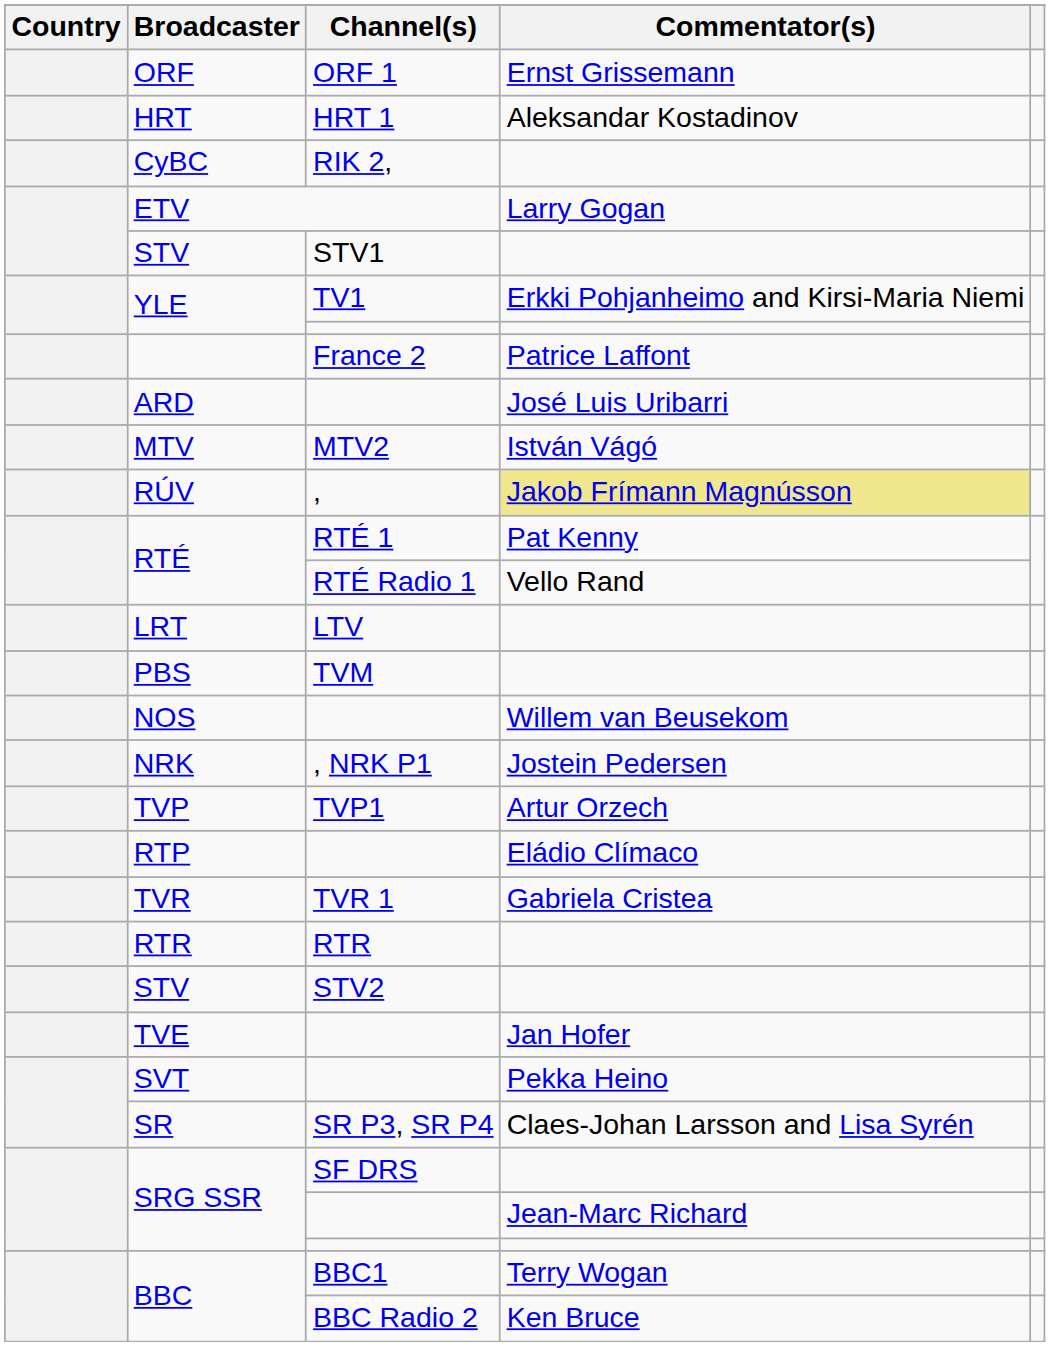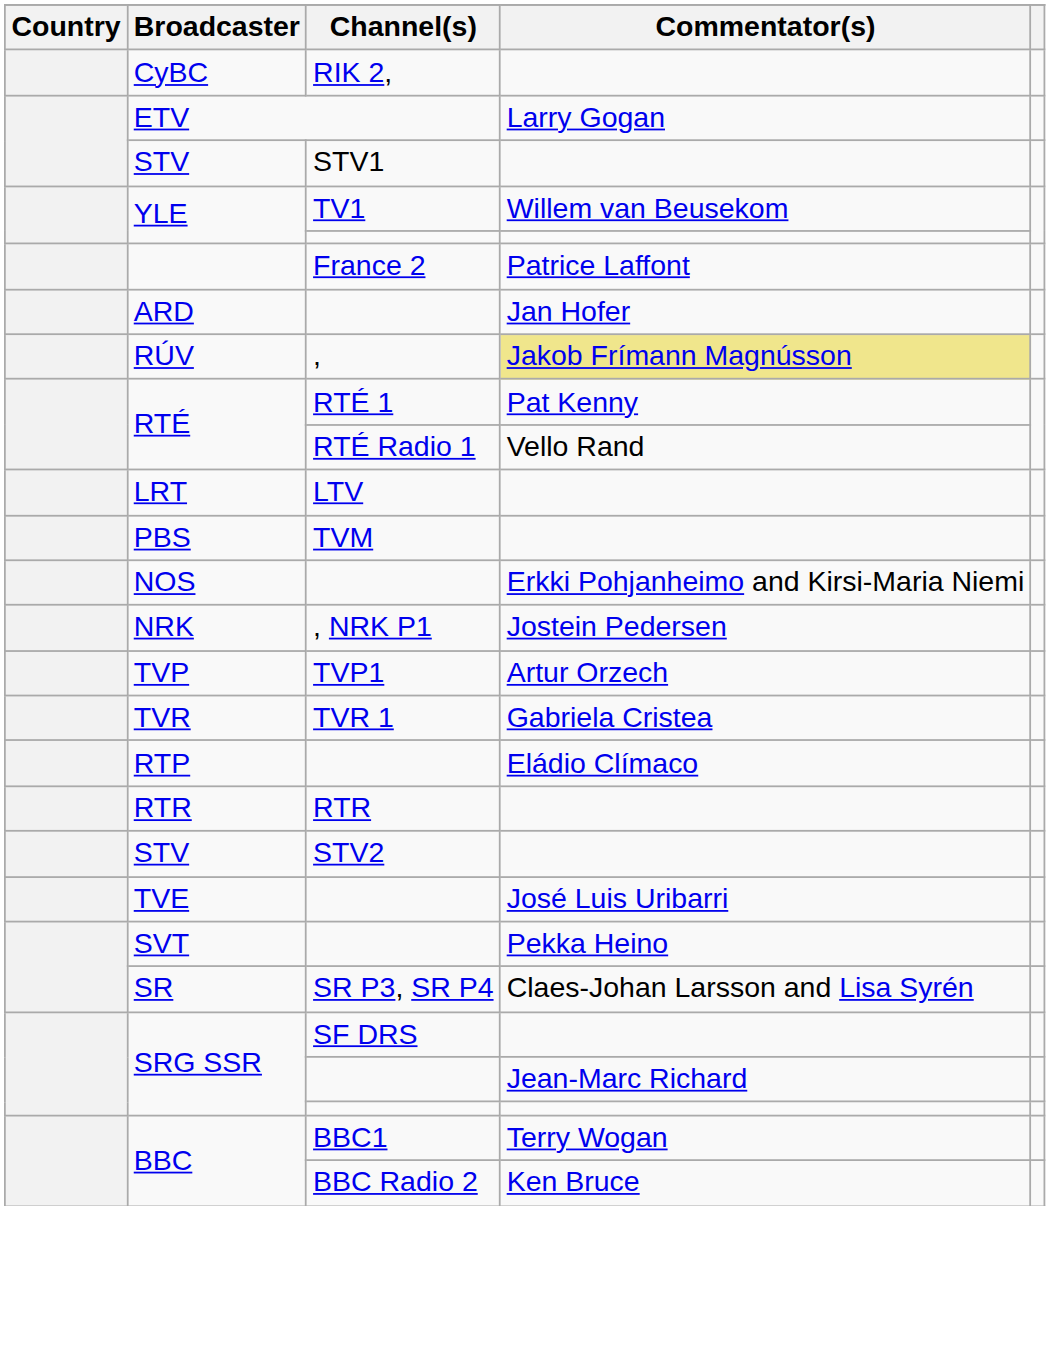- row: (164, 72)
- row: (163, 117)
(765, 298) Erkki Pohjanheimo and Kirsi-Maria Niemi -> (648, 207) Willem van Beusekom
(617, 401) José Luis Uribarri -> (568, 311) Jan Hofer
- row: (164, 446)
(648, 717) Willem van Beusekom -> (765, 582) Erkki Pohjanheimo and Kirsi-Maria Niemi
rows swapped: (162, 853) <-> (162, 898)
(568, 1033) Jan Hofer -> (617, 898) José Luis Uribarri
